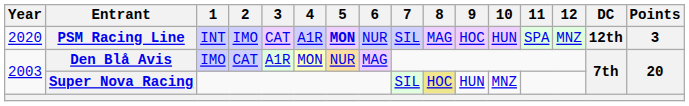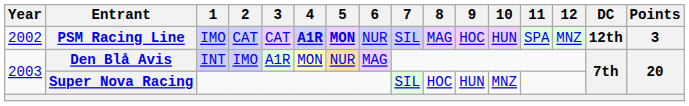(25, 38) 2020 -> (25, 38) 2002
(213, 38) INT -> (213, 38) IMO
(245, 38) IMO -> (245, 38) CAT
(310, 38) normal -> (310, 38) bold
(213, 60) IMO -> (213, 60) INT
(245, 60) CAT -> (245, 60) IMO
(440, 83) khaki background -> (440, 83) no background
